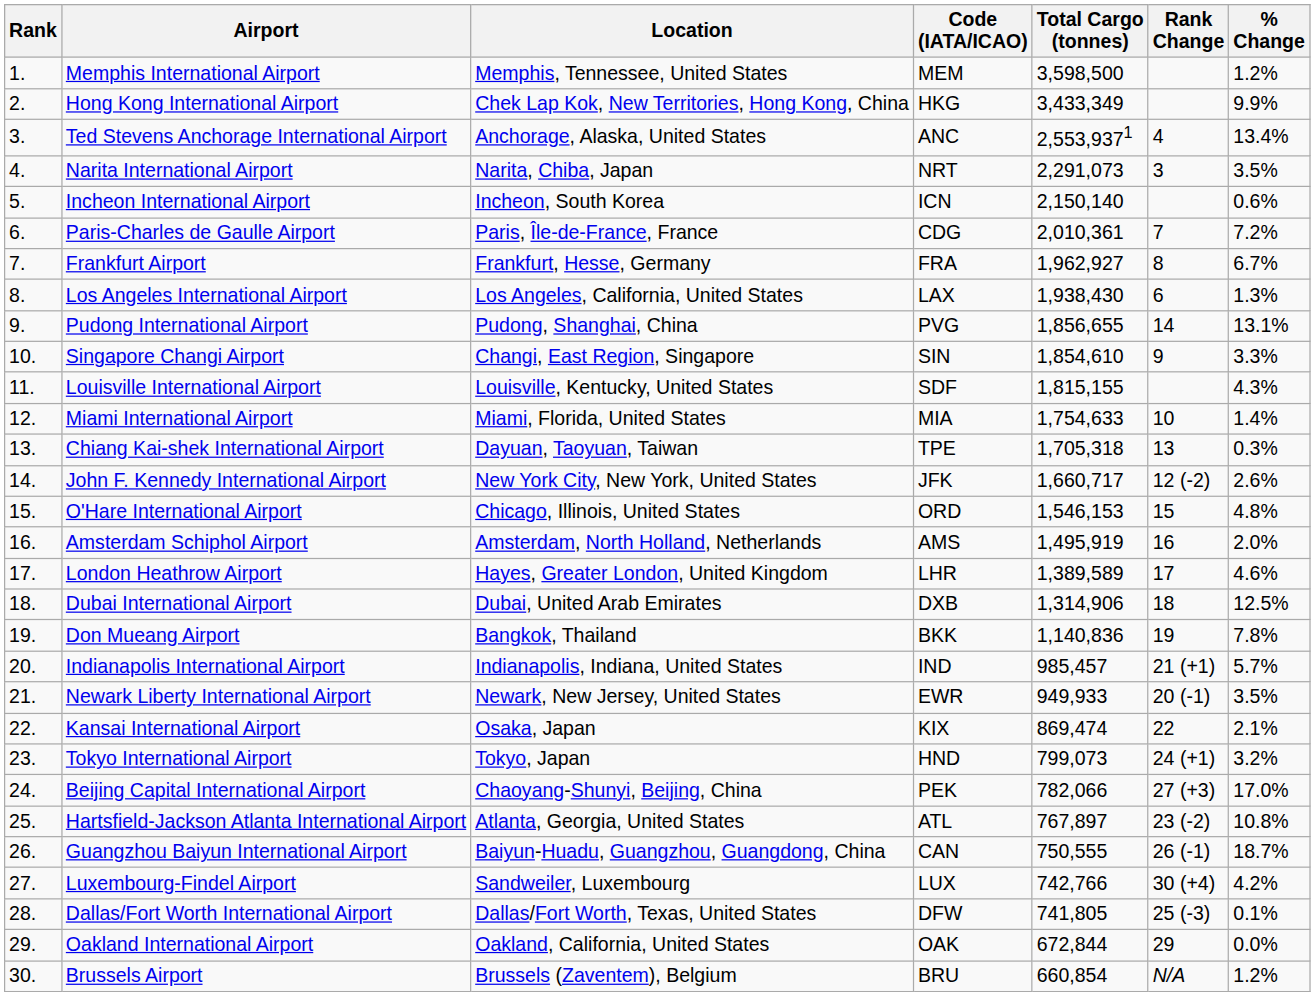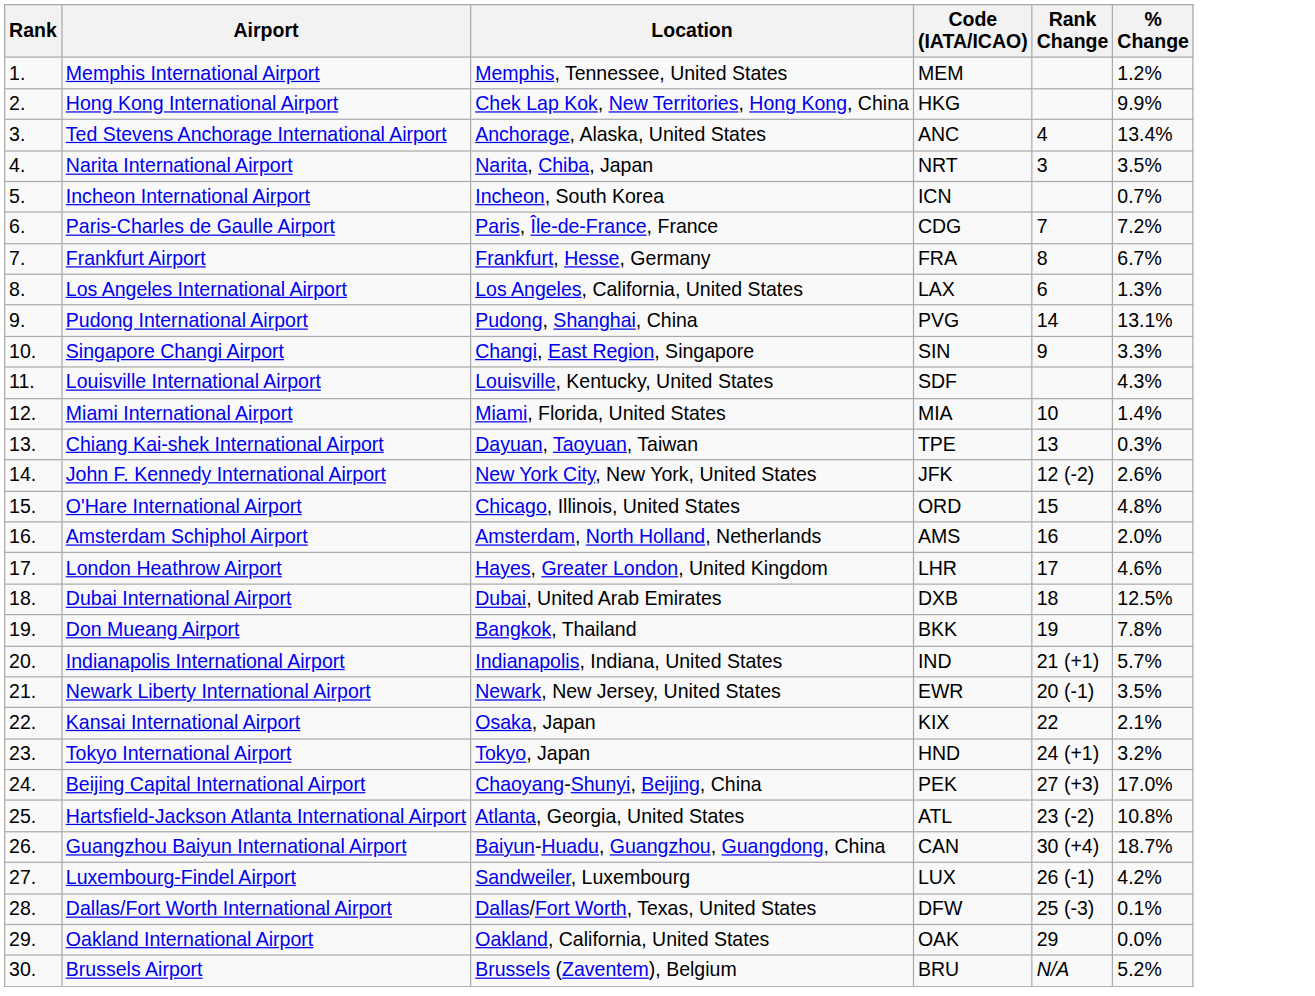- column: (1090, 30)
(1256, 202) 0.6% -> (1140, 196) 0.7%
(1181, 852) 26 (-1) -> (1068, 846) 30 (+4)
(1184, 883) 30 (+4) -> (1065, 877) 26 (-1)
(1256, 975) 1.2% -> (1140, 970) 5.2%
